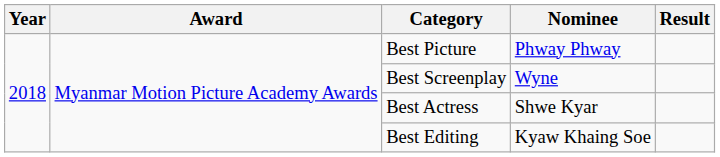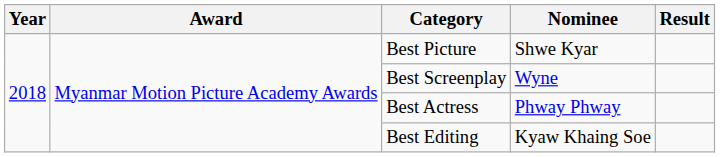(568, 48) Phway Phway -> (556, 48) Shwe Kyar
(556, 107) Shwe Kyar -> (568, 107) Phway Phway
